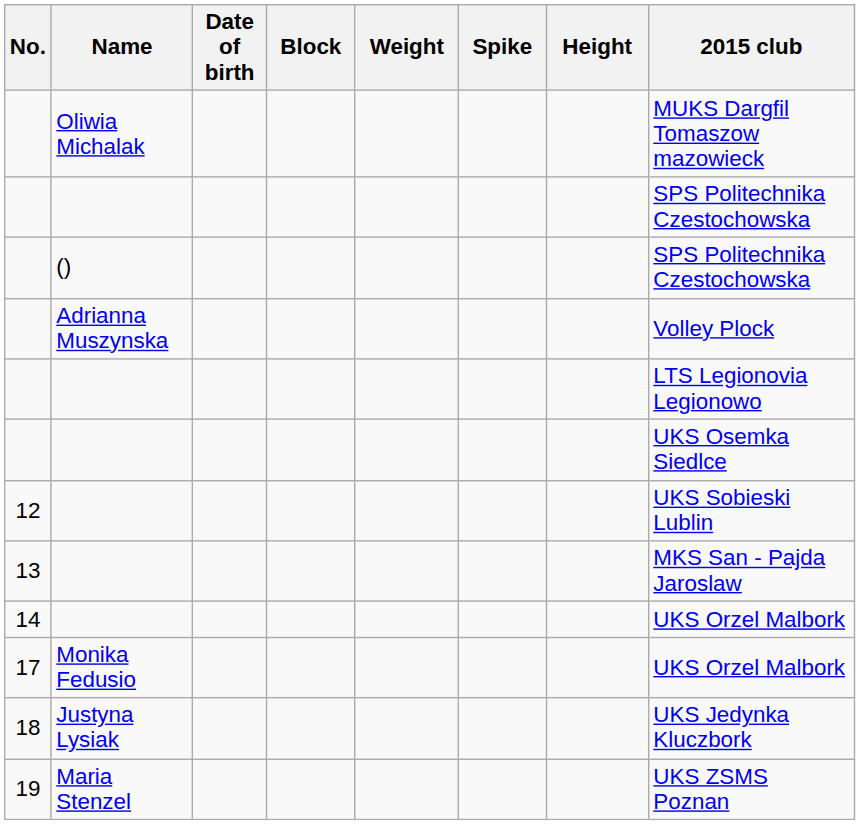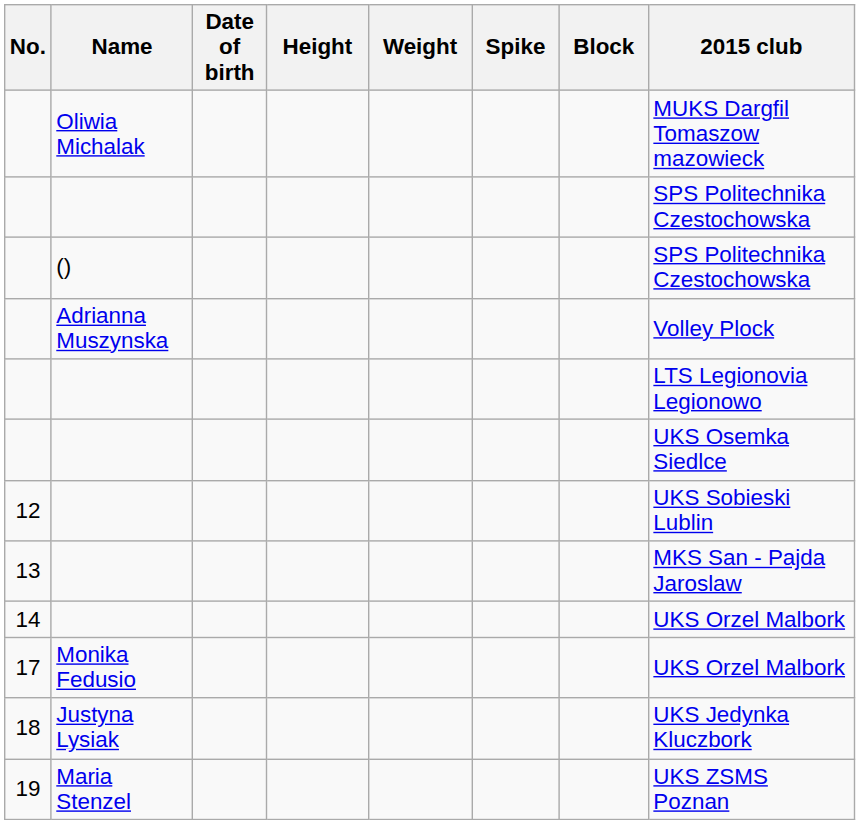columns swapped: (597, 47) <-> (311, 47)
